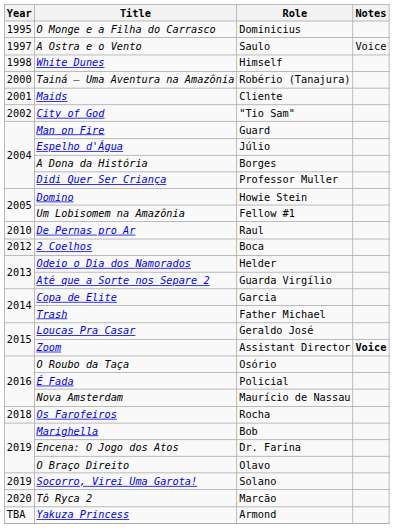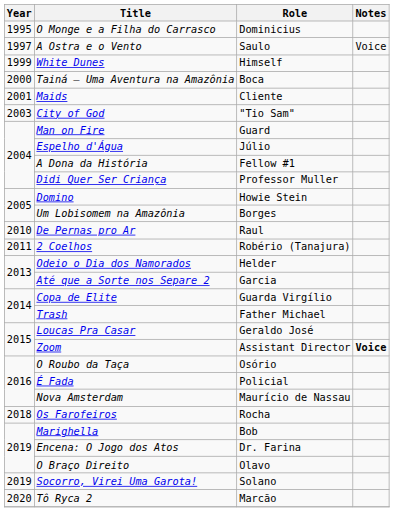(19, 63) 1998 -> (19, 63) 1999
(295, 80) Robério (Tanajura) -> (252, 80) Boca
(19, 113) 2002 -> (19, 113) 2003
(258, 163) Borges -> (267, 163) Fellow #1
(267, 214) Fellow #1 -> (258, 214) Borges
(19, 247) 2012 -> (19, 247) 2011
(252, 247) Boca -> (295, 247) Robério (Tanajura)
(286, 281) Guarda Virgílio -> (258, 281) Garcia
(258, 297) Garcia -> (286, 297) Guarda Virgílio
- row: (83, 515)
